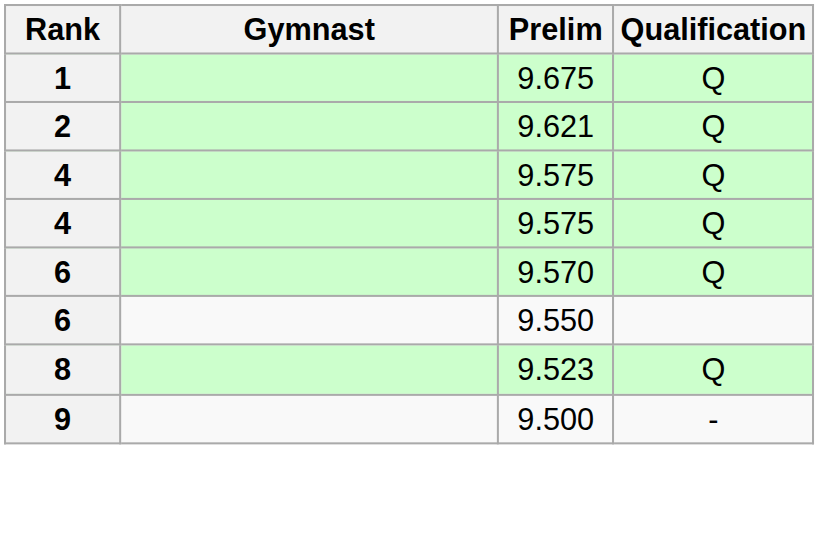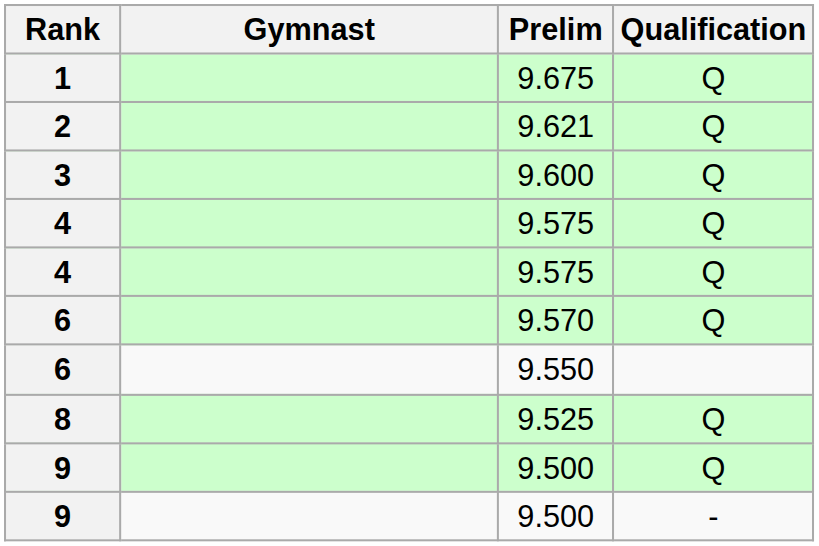+ row: (63, 175)
(556, 370) 9.523 -> (556, 418) 9.525
+ row: (63, 467)
